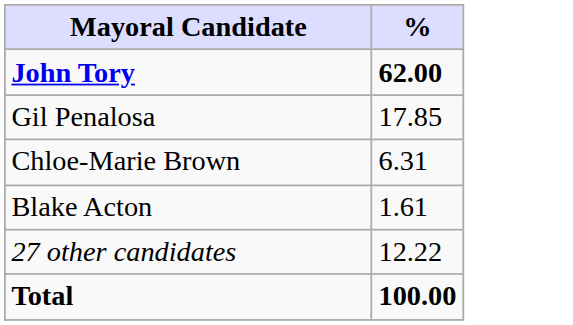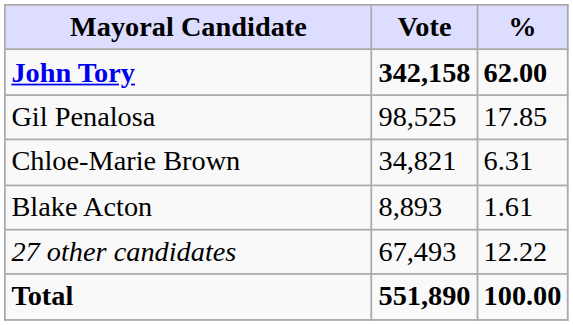+ column: (424, 26)
